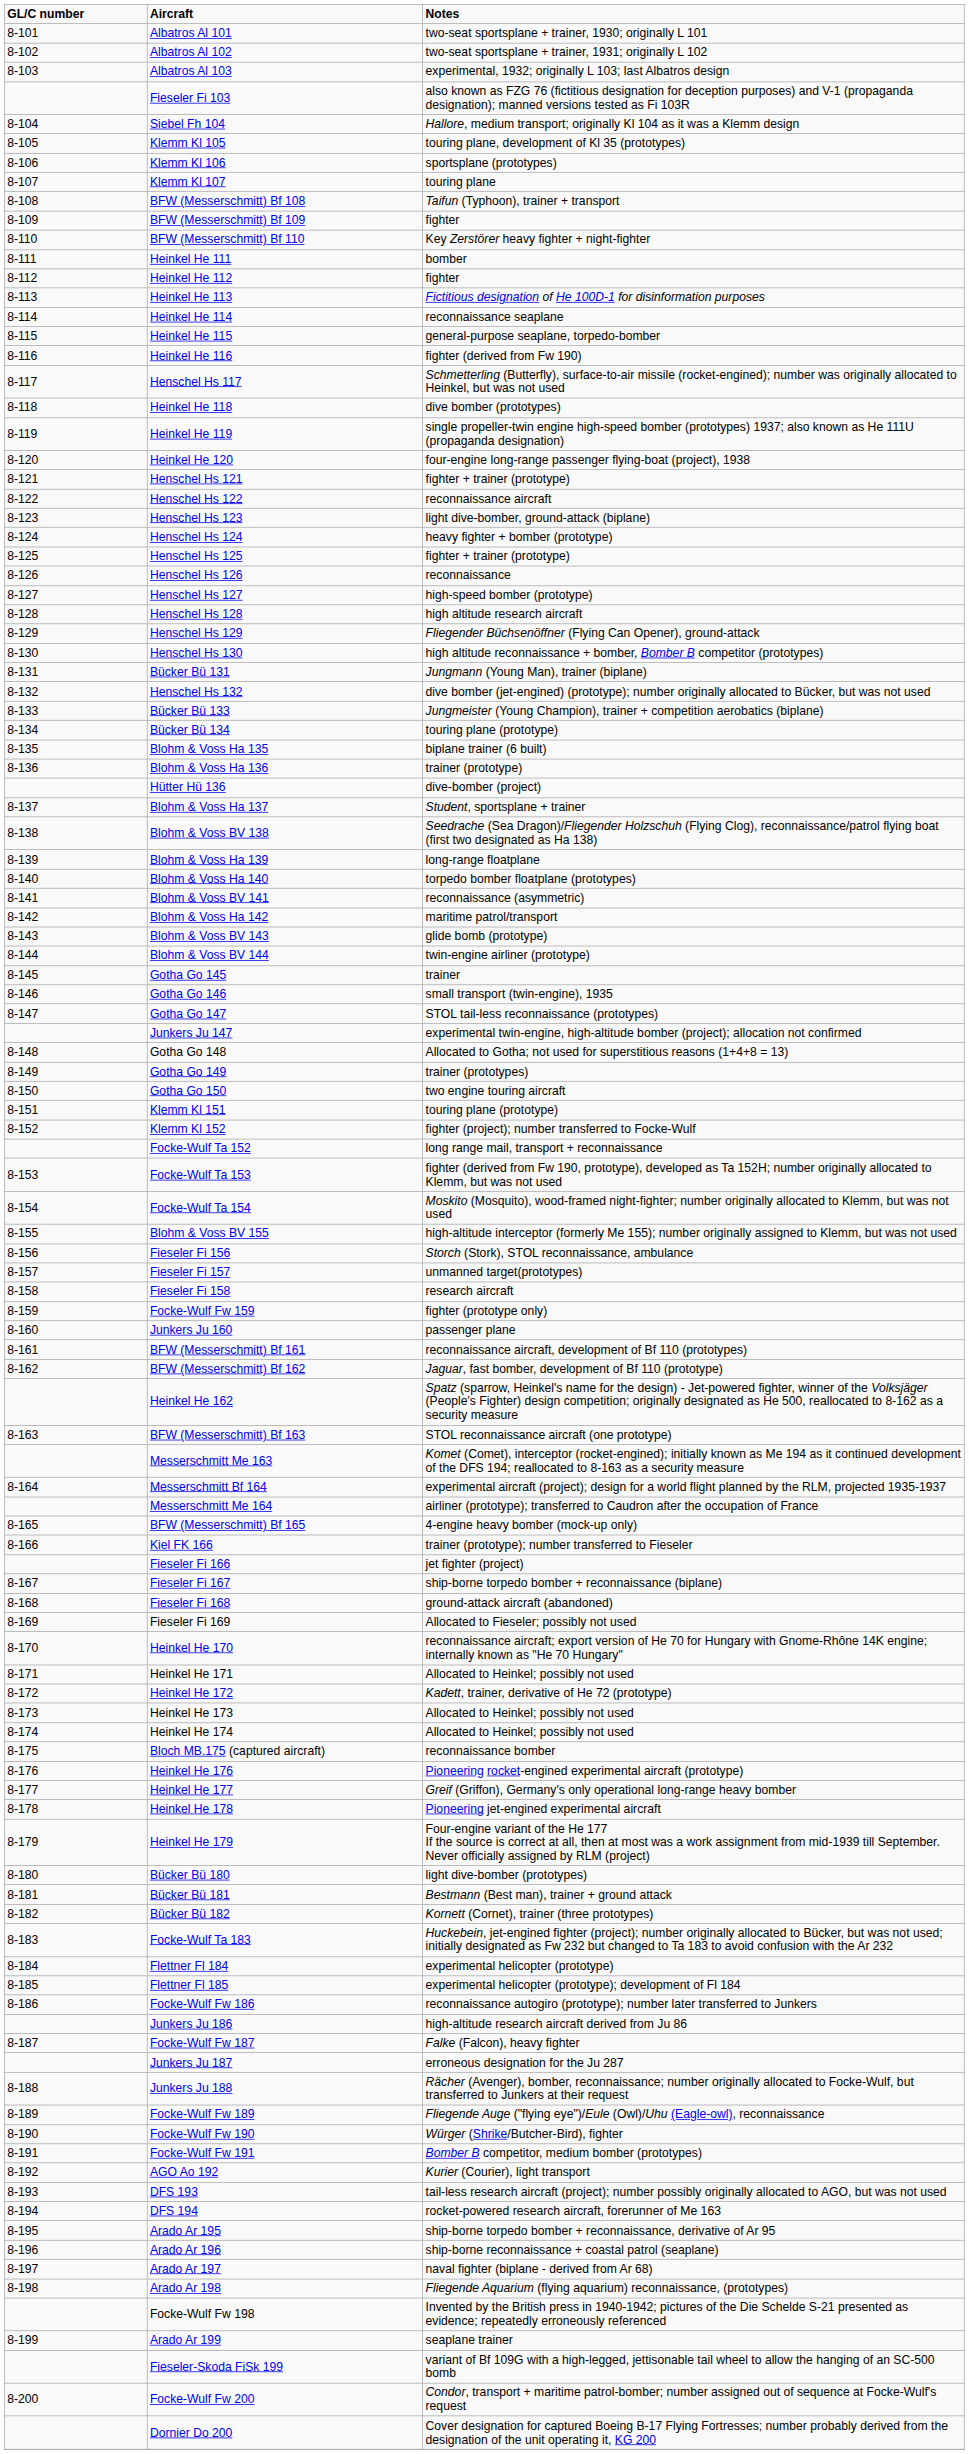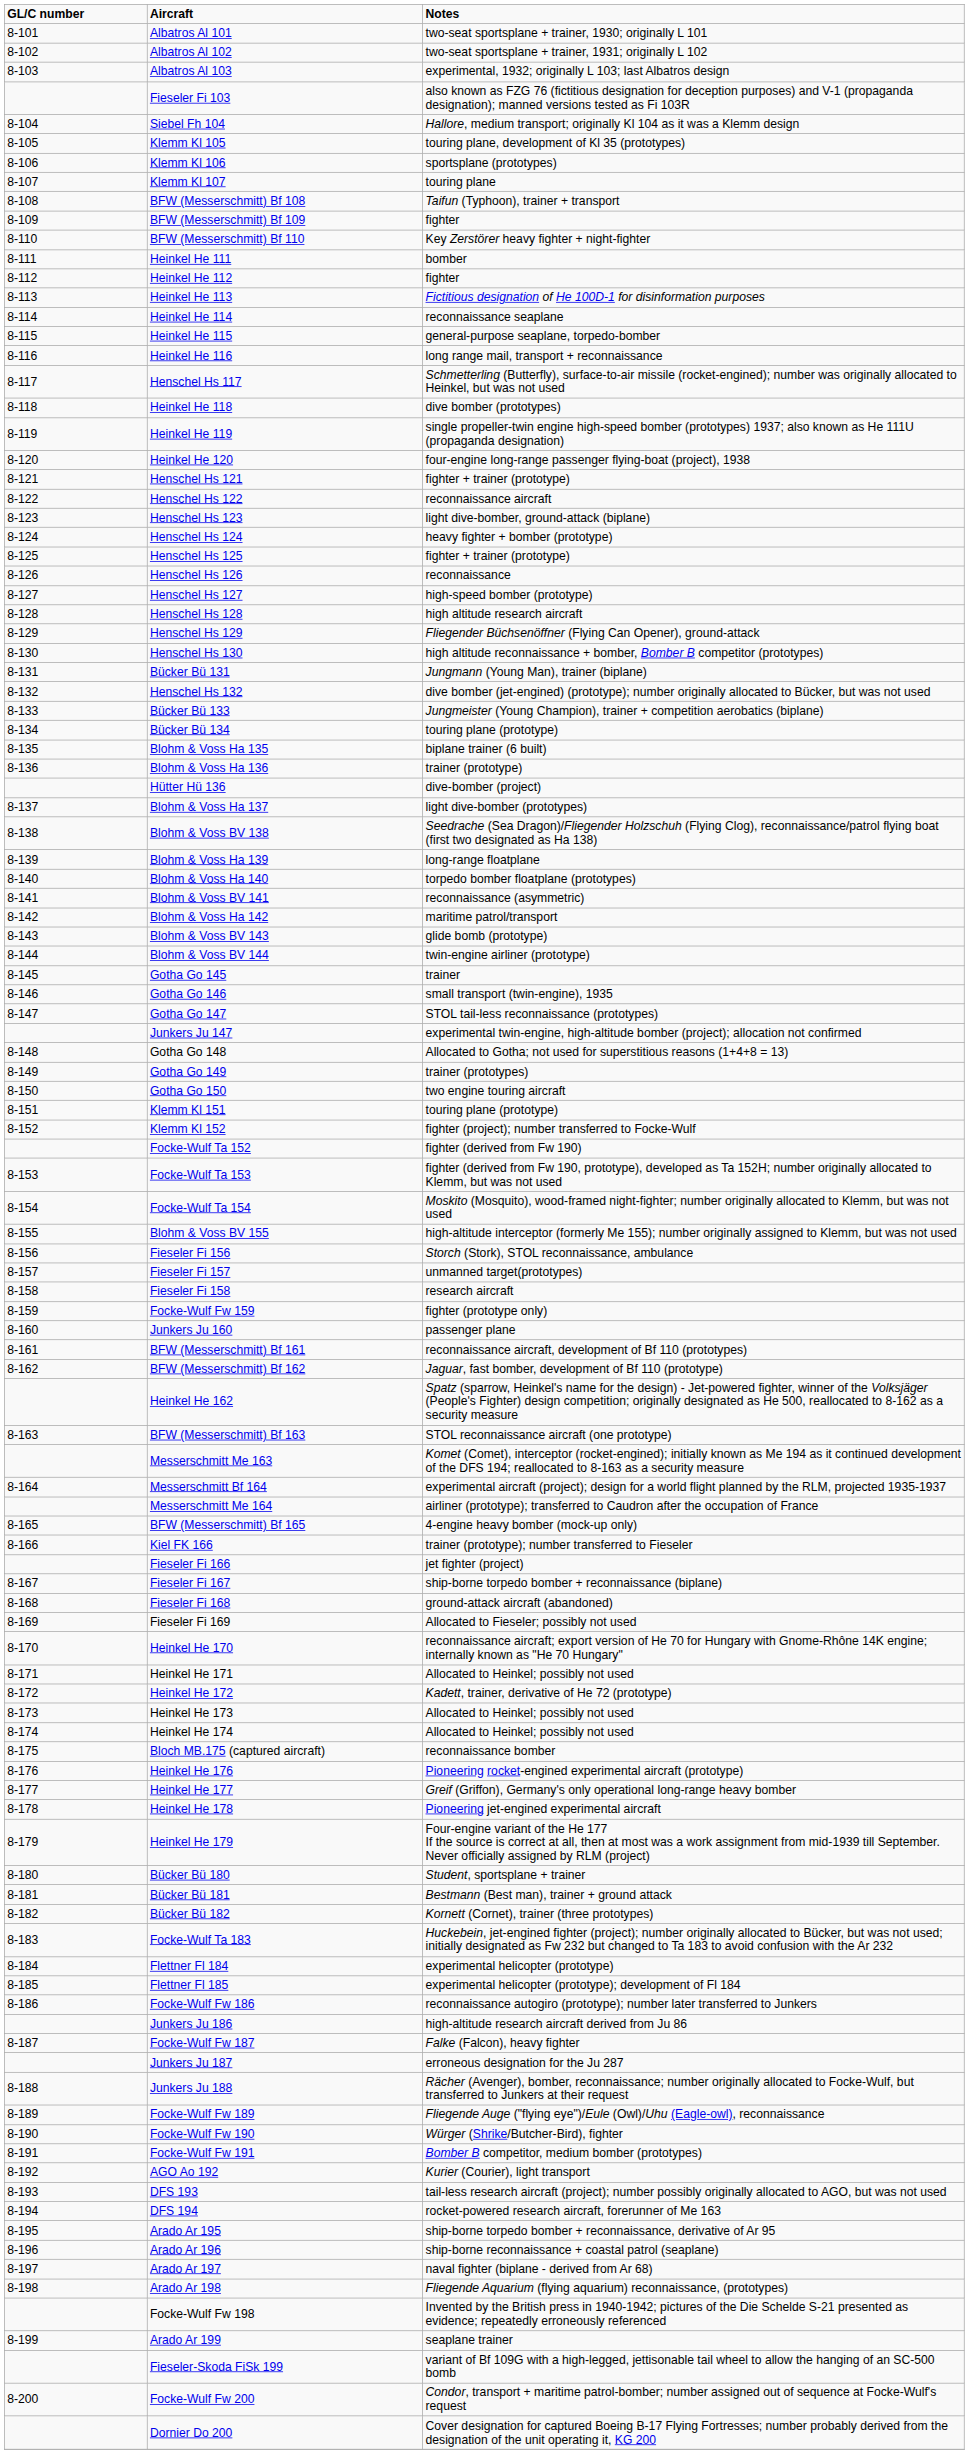(504, 355) fighter (derived from Fw 190) -> (544, 355) long range mail, transport + reconnaissance
(505, 807) Student, sportsplane + trainer -> (506, 807) light dive-bomber (prototypes)
(544, 1148) long range mail, transport + reconnaissance -> (504, 1148) fighter (derived from Fw 190)
(506, 1875) light dive-bomber (prototypes) -> (505, 1875) Student, sportsplane + trainer
